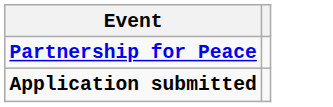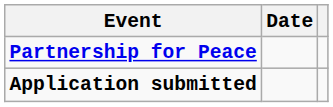+ column: (290, 21)
